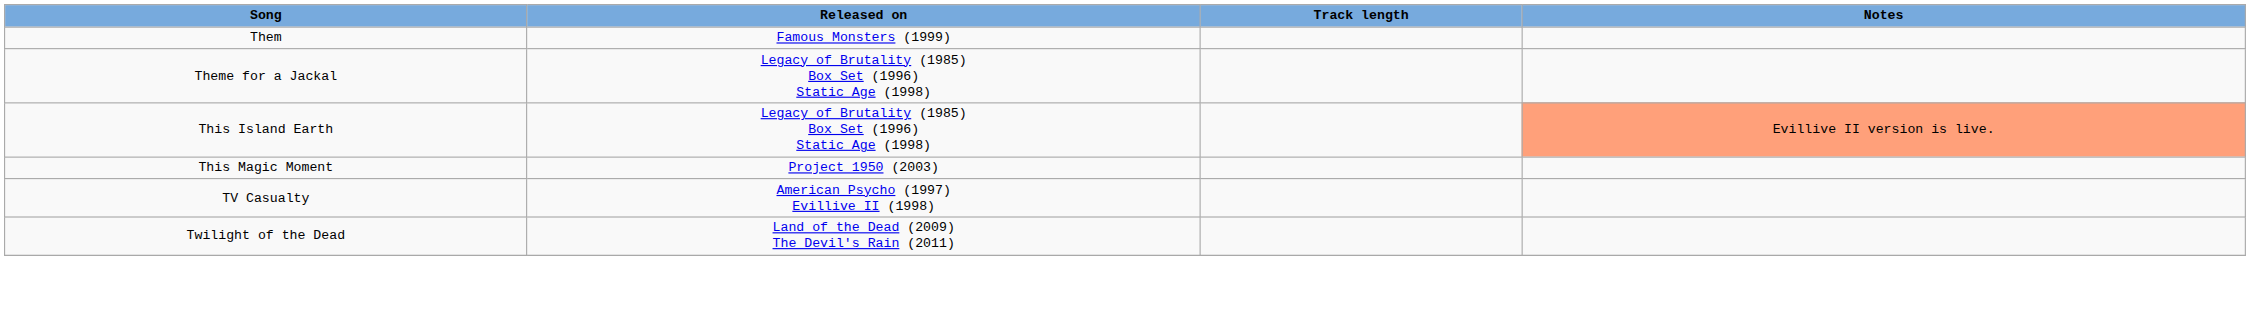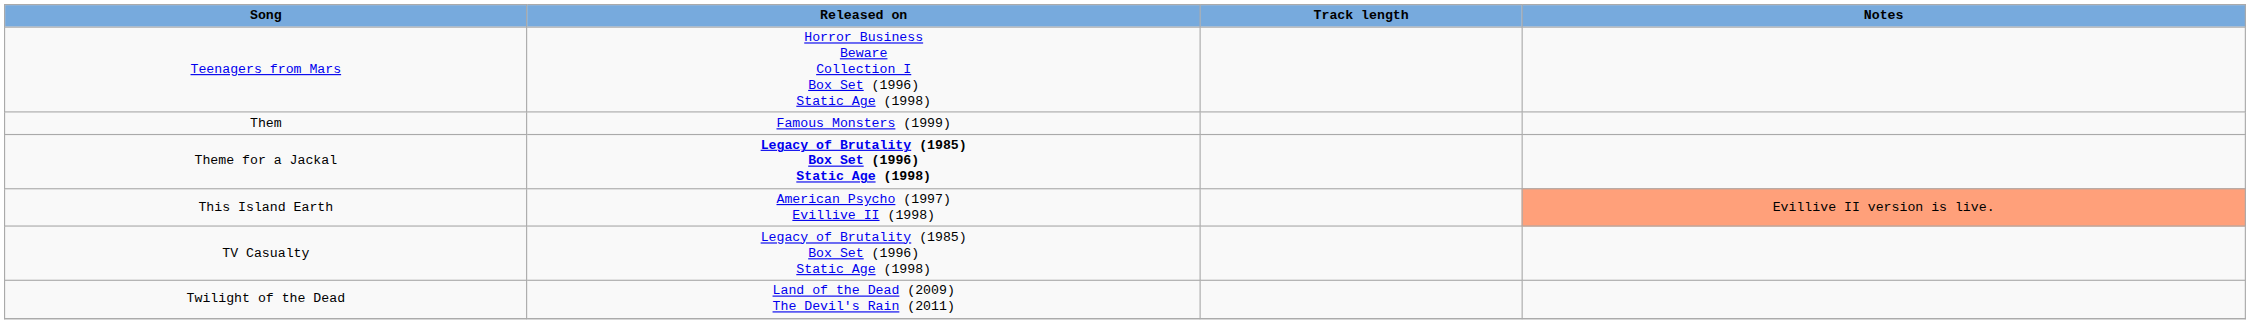+ row: (266, 70)
(864, 76) normal -> (864, 161) bold
(864, 130) Legacy of Brutality (1985) Box Set (1996) Static Age (1998) -> (864, 207) American Psycho (1997) Evillive II (1998)
- row: (266, 168)
(864, 198) American Psycho (1997) Evillive II (1998) -> (864, 253) Legacy of Brutality (1985) Box Set (1996) Static Age (1998)
